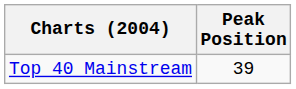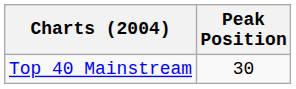(244, 69) 39 -> (244, 69) 30
